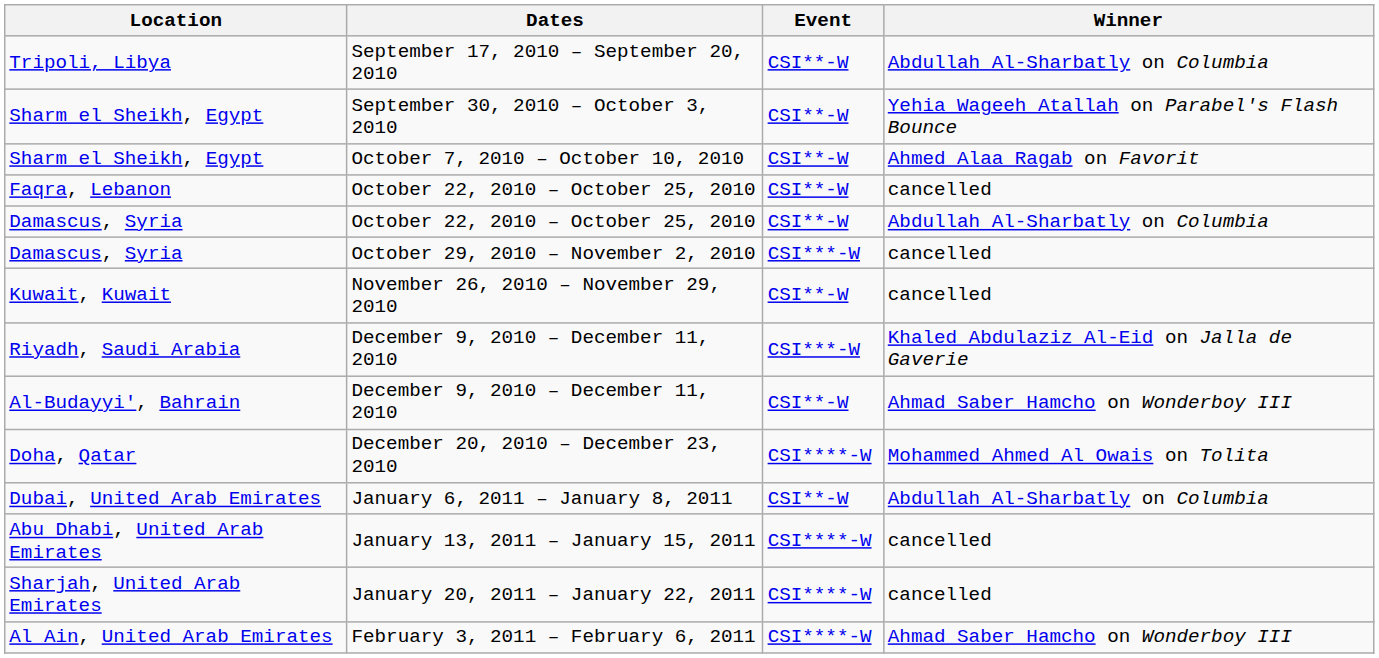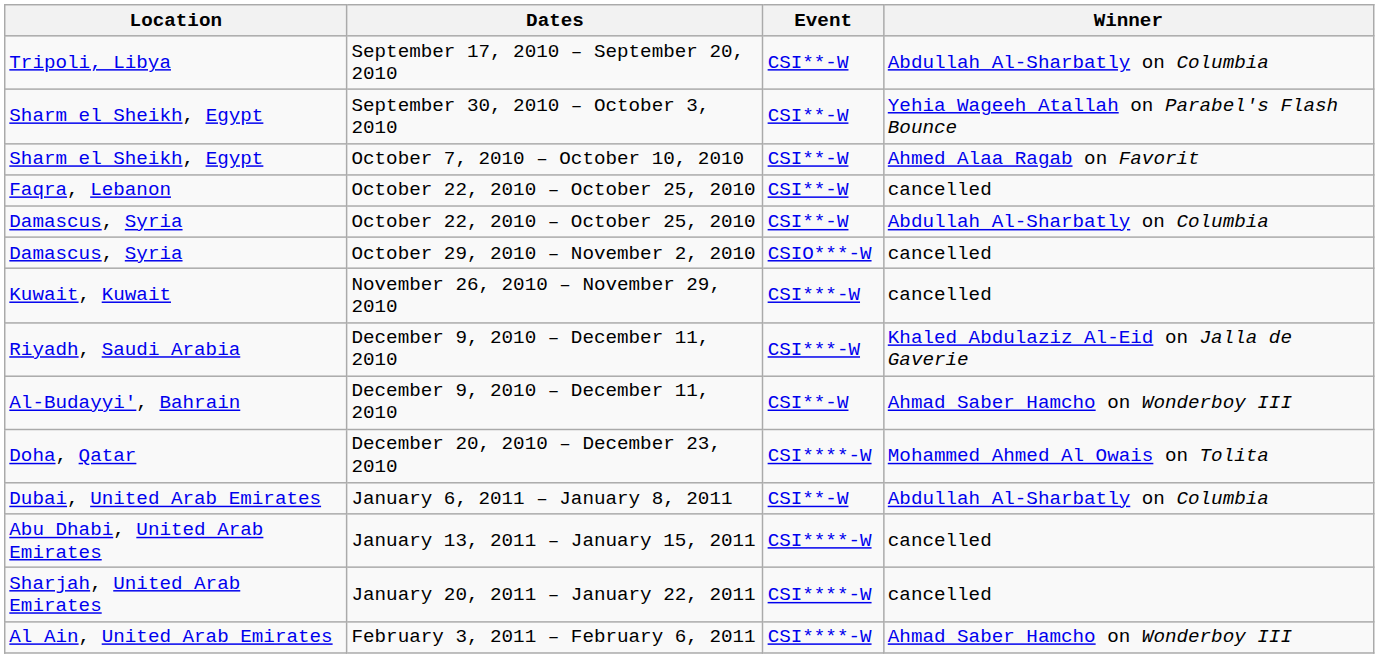(814, 253) CSI***-W -> (820, 253) CSIO***-W
(808, 295) CSI**-W -> (814, 295) CSI***-W
